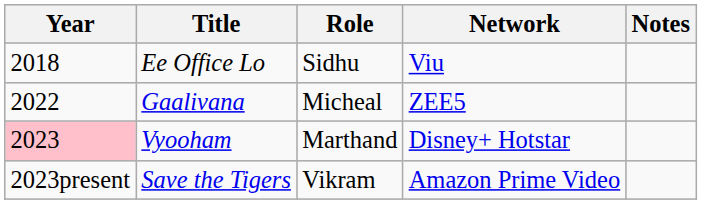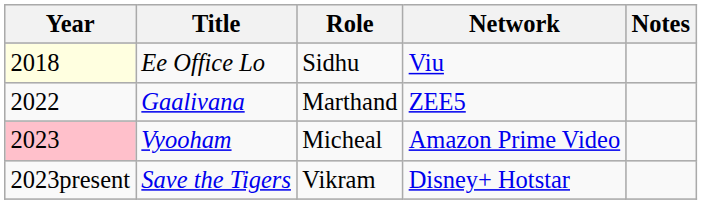(35, 62) no background -> (35, 62) lightyellow background
(342, 101) Micheal -> (350, 101) Marthand
(350, 140) Marthand -> (342, 140) Micheal
(489, 140) Disney+ Hotstar -> (514, 140) Amazon Prime Video
(514, 179) Amazon Prime Video -> (489, 179) Disney+ Hotstar
